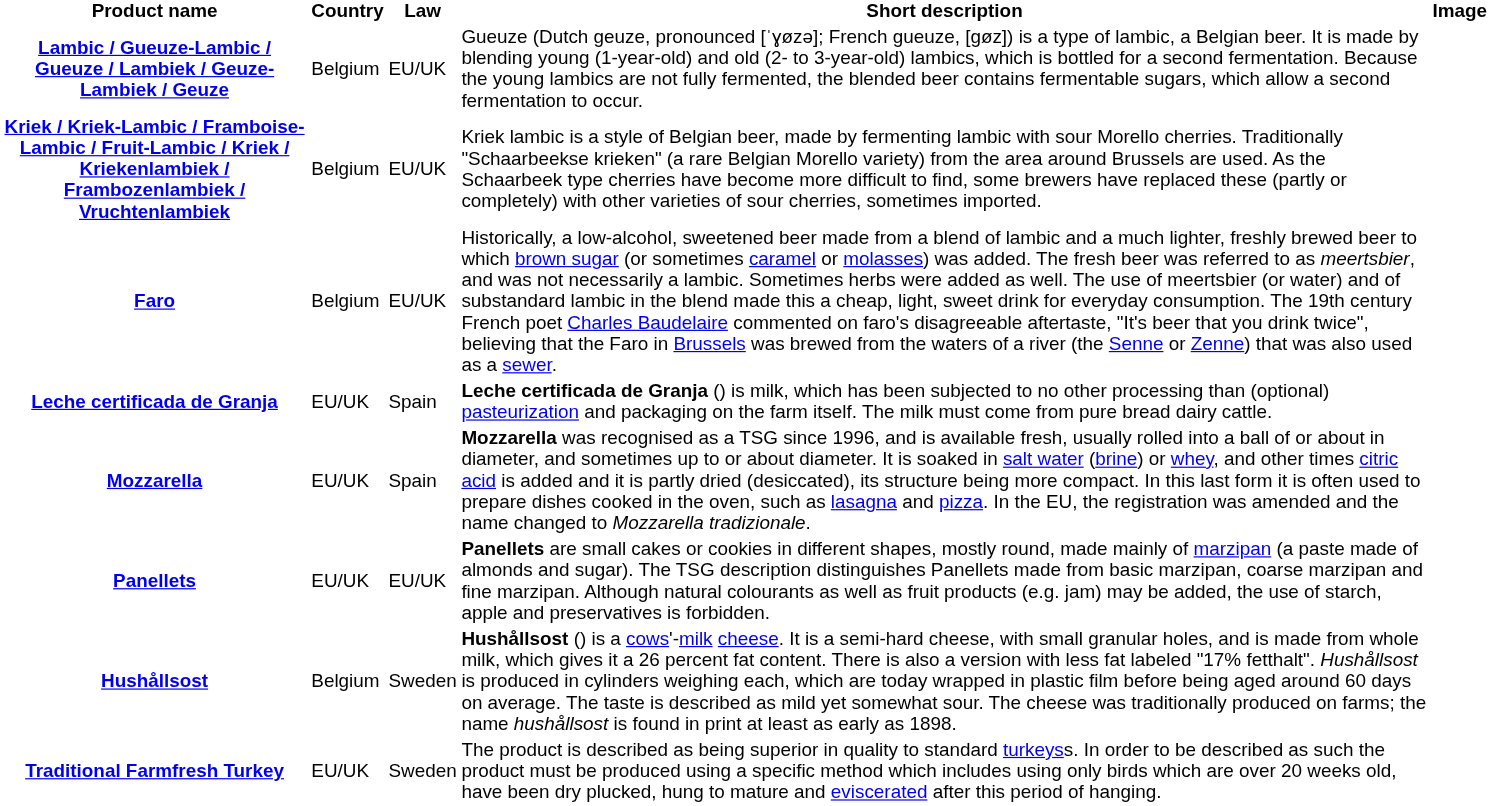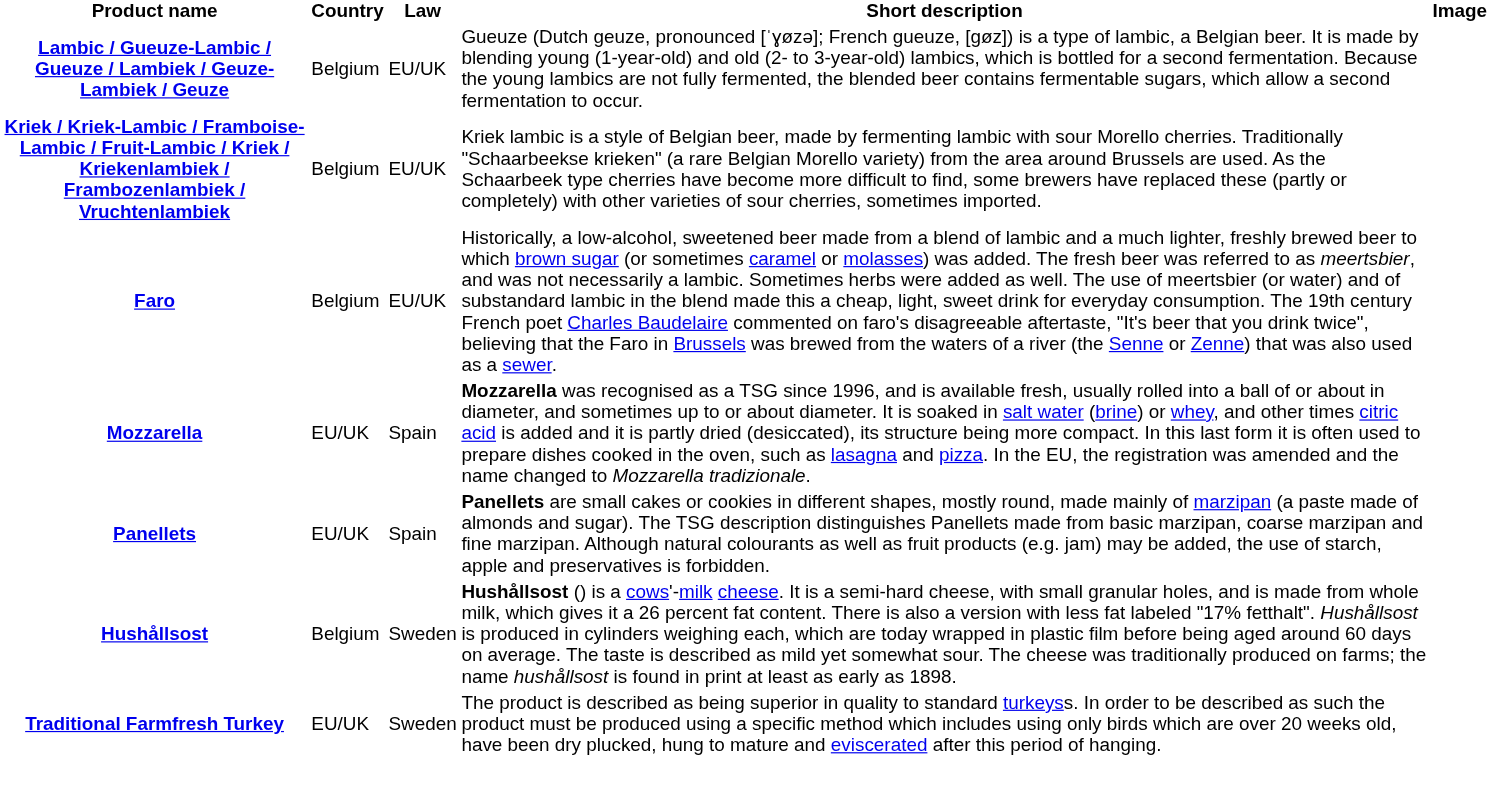- row: (155, 401)
(417, 581) EU/UK -> (413, 533) Spain
